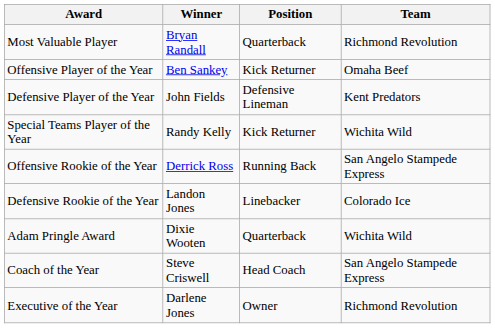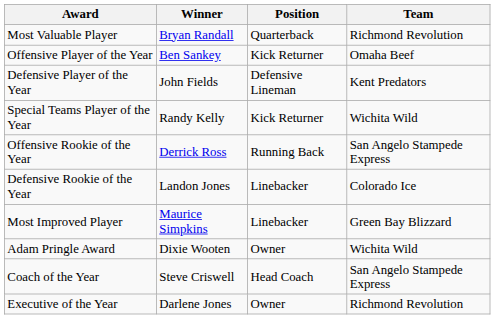+ row: (65, 221)
(274, 235) Quarterback -> (268, 249) Owner
